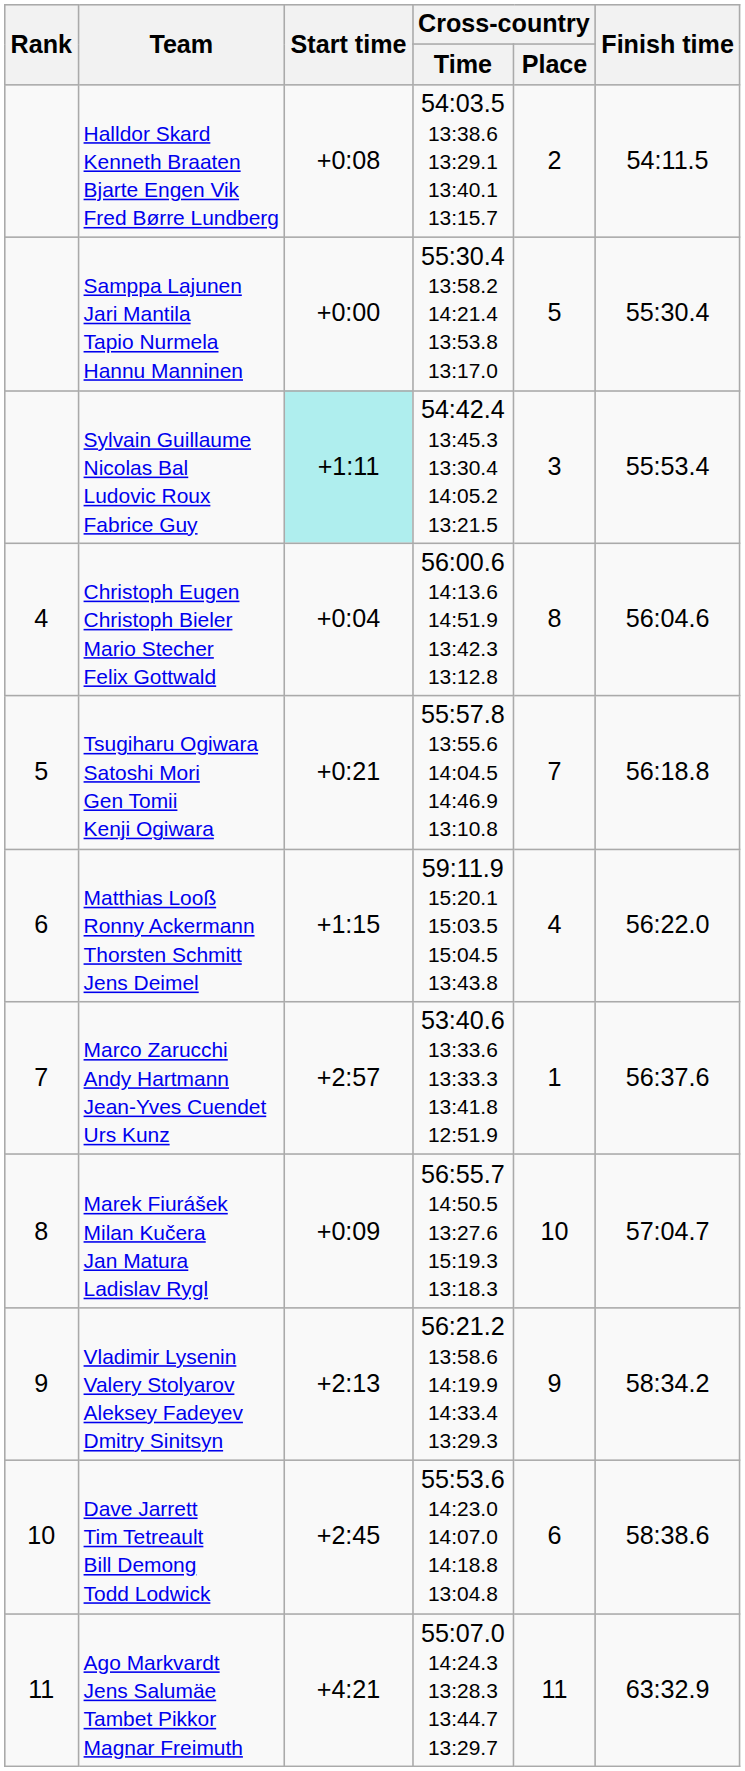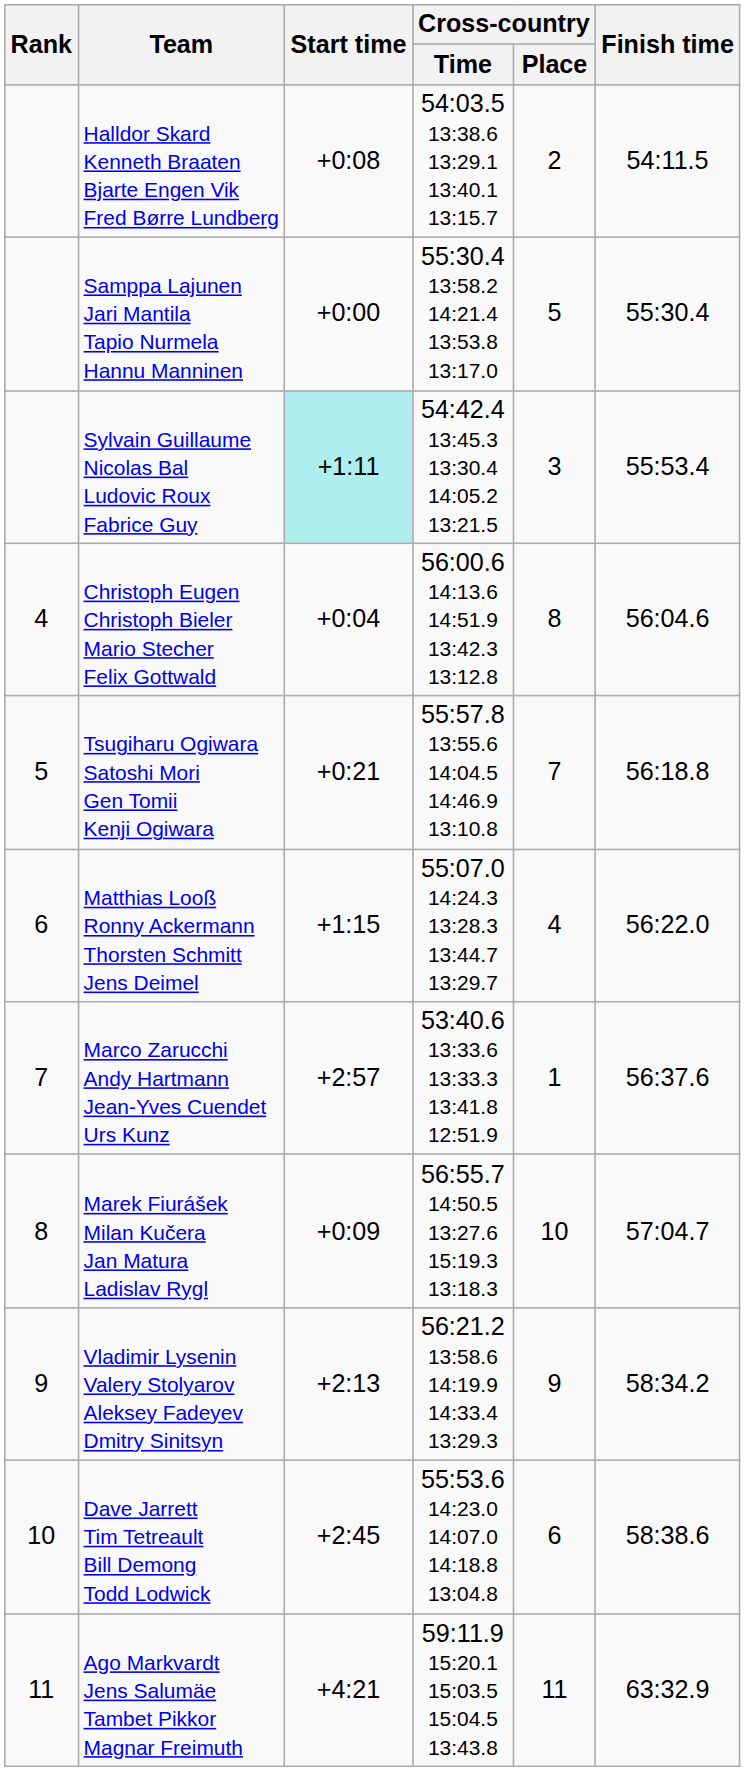(463, 925) 59:11.9 15:20.1 15:03.5 15:04.5 13:43.8 -> (463, 925) 55:07.0 14:24.3 13:28.3 13:44.7 13:29.7
(463, 1689) 55:07.0 14:24.3 13:28.3 13:44.7 13:29.7 -> (463, 1689) 59:11.9 15:20.1 15:03.5 15:04.5 13:43.8
